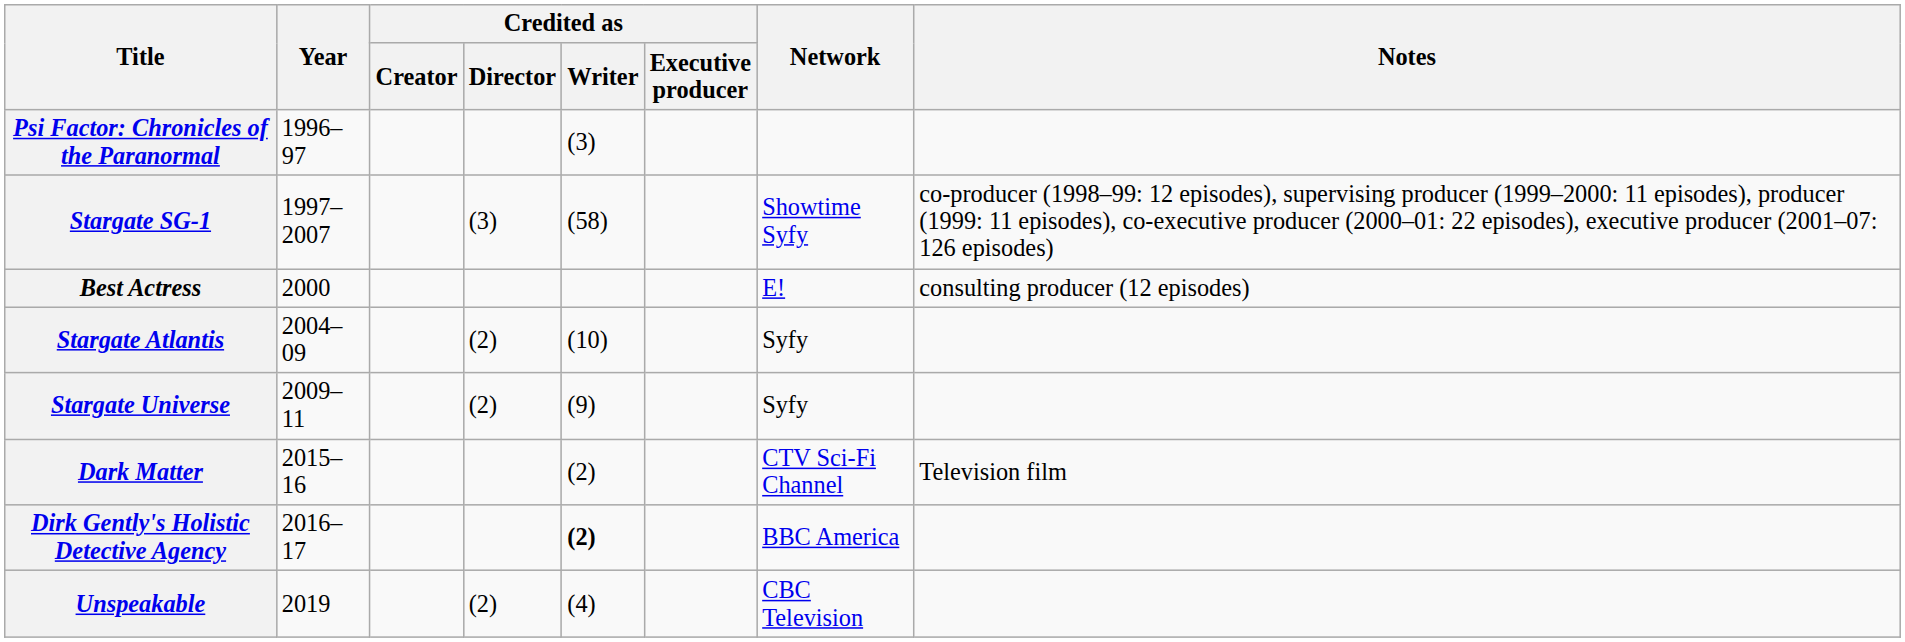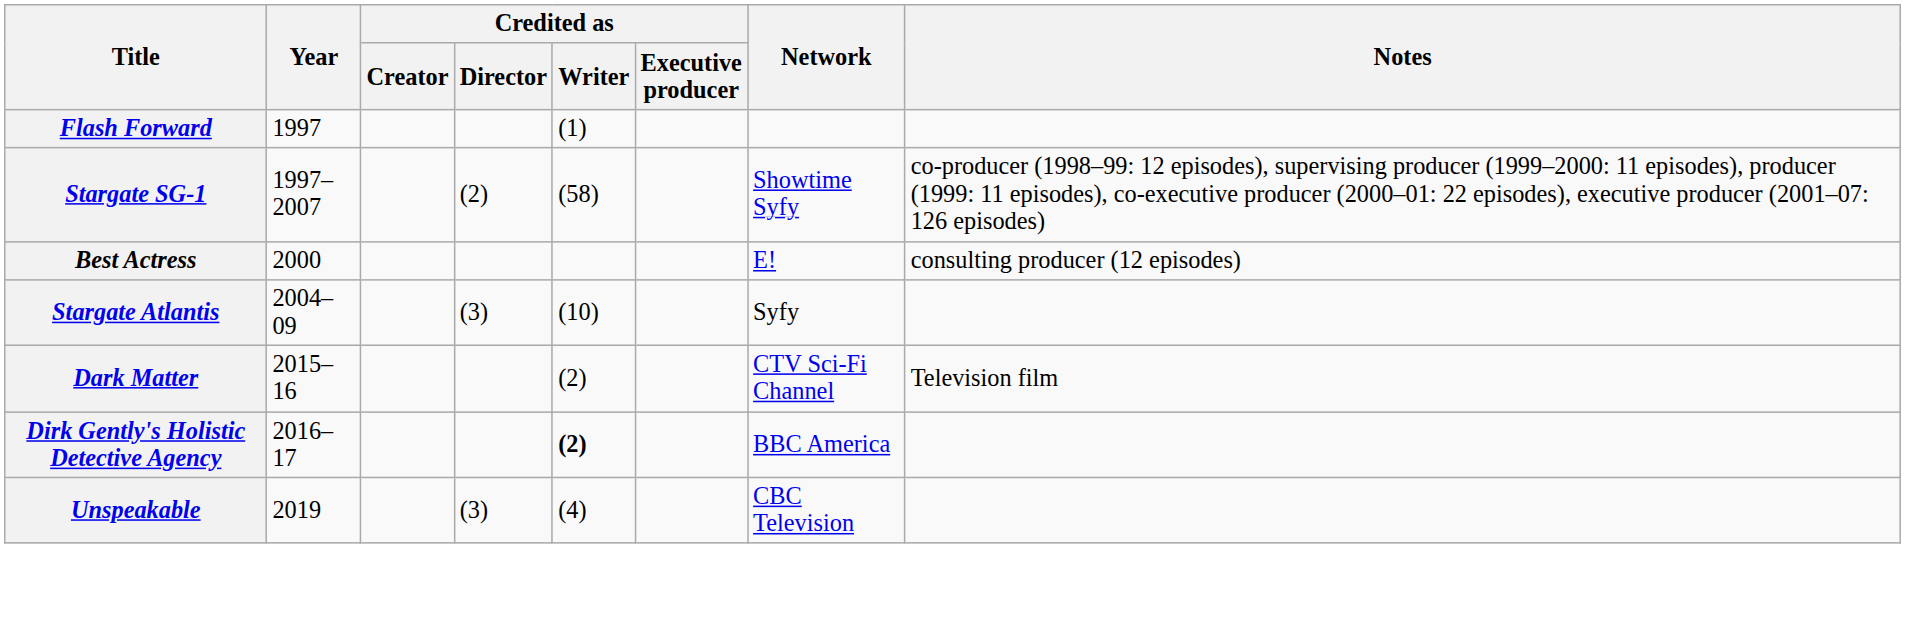- row: (140, 141)
+ row: (136, 128)
(483, 221) (3) -> (474, 194) (2)
(483, 339) (2) -> (474, 312) (3)
- row: (140, 405)
(483, 603) (2) -> (474, 510) (3)
